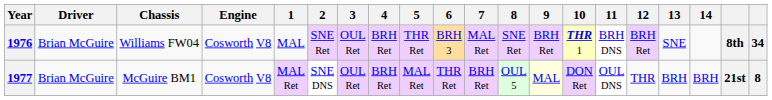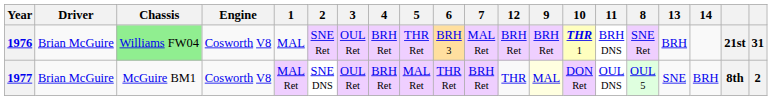columns swapped: (514, 14) <-> (643, 14)
(159, 42) no background -> (159, 42) lightgreen background
(674, 42) SNE -> (674, 42) BRH
(735, 42) 8th -> (735, 42) 21st
(758, 42) 34 -> (758, 42) 31
(674, 78) BRH -> (674, 78) SNE
(735, 78) 21st -> (735, 78) 8th
(758, 78) 8 -> (758, 78) 2
